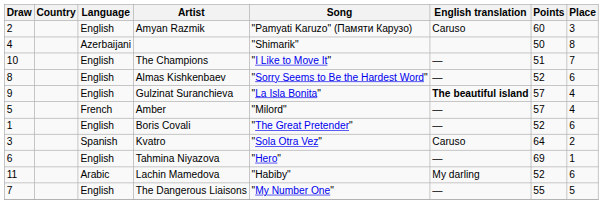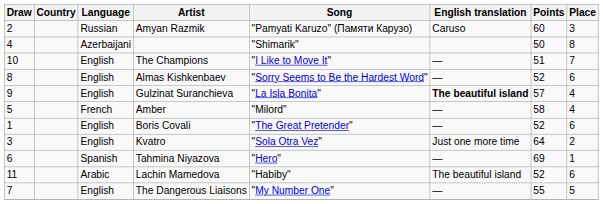(97, 28) English -> (99, 28) Russian
(539, 110) 57 -> (539, 110) 58
(99, 142) Spanish -> (97, 142) English
(449, 142) Caruso -> (476, 142) Just one more time
(97, 158) English -> (99, 158) Spanish
(456, 175) My darling -> (477, 175) The beautiful island
